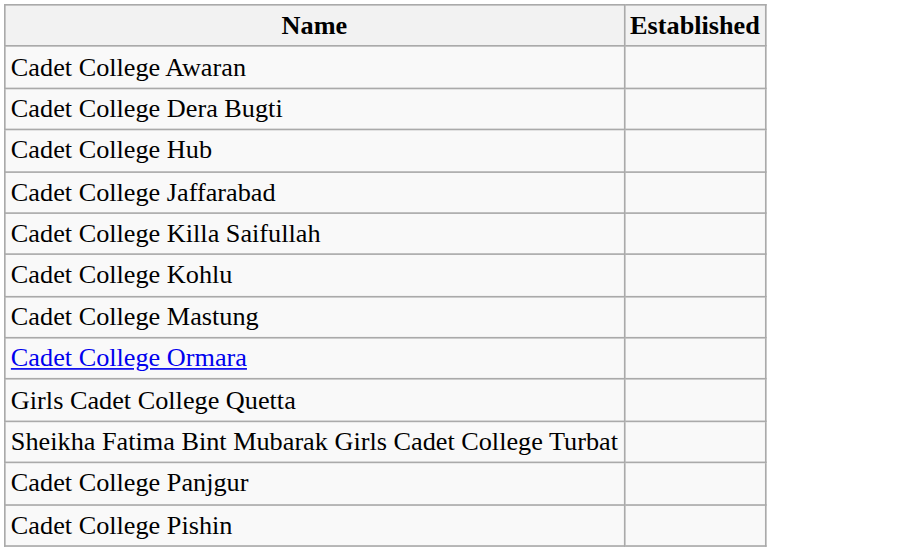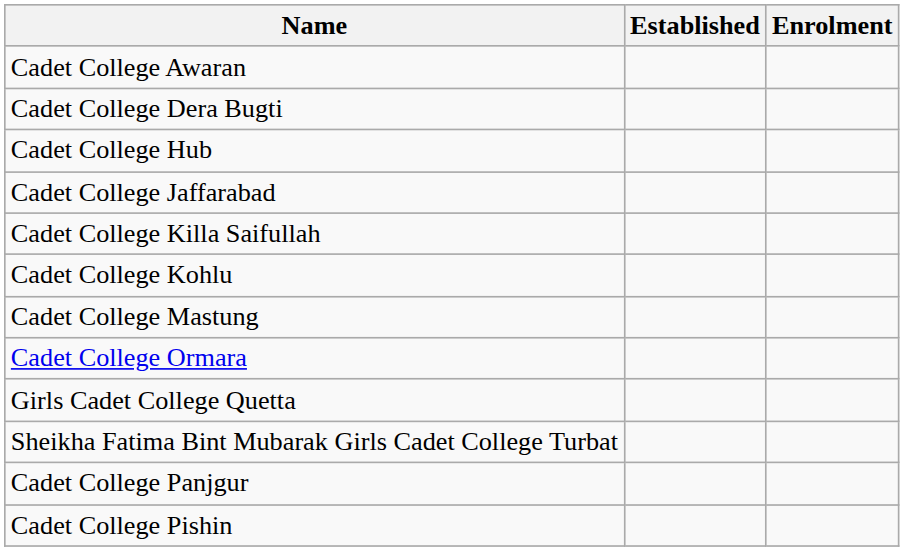+ column: (832, 25)
